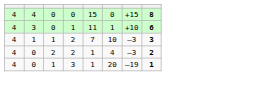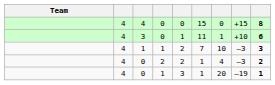+ column: (59, 10)
